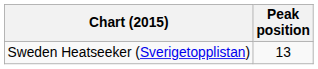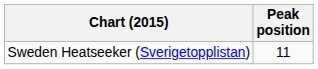(283, 52) 13 -> (283, 52) 11
